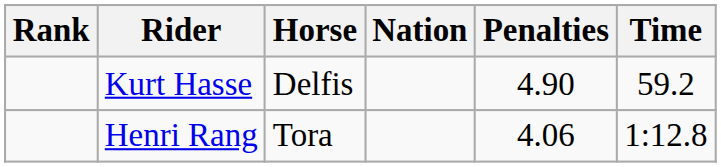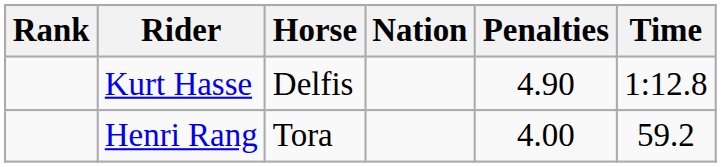(666, 82) 59.2 -> (666, 82) 1:12.8
(546, 135) 4.06 -> (546, 135) 4.00
(666, 135) 1:12.8 -> (666, 135) 59.2
